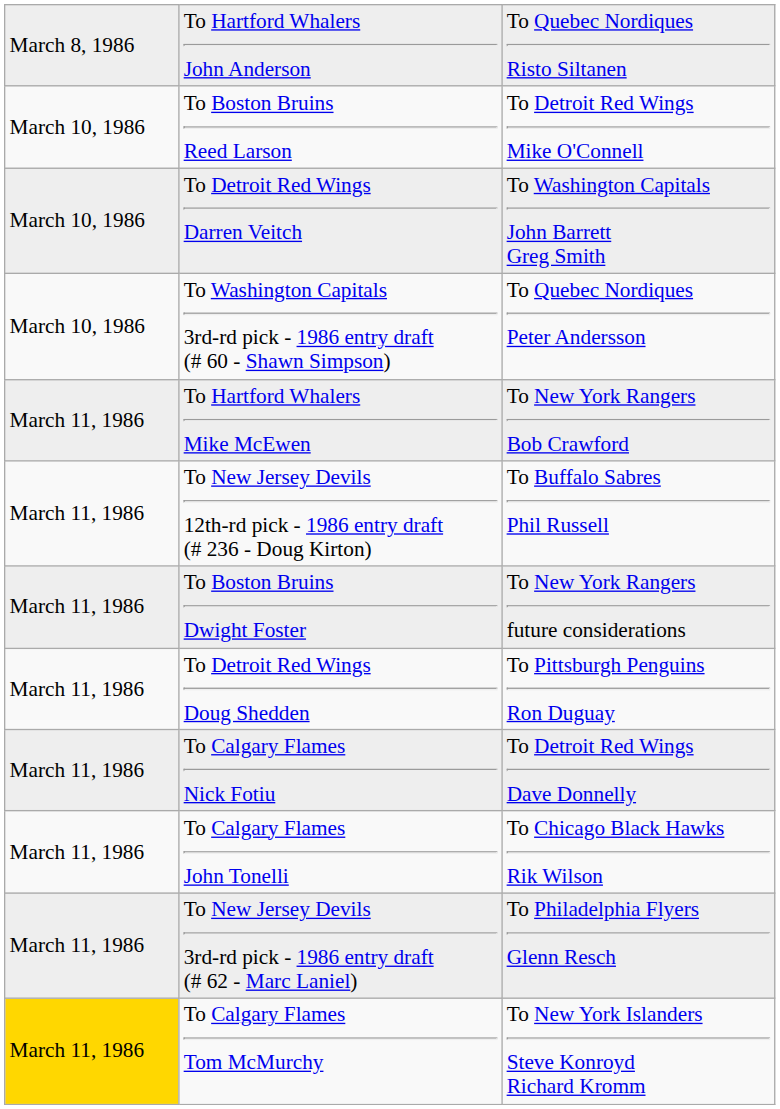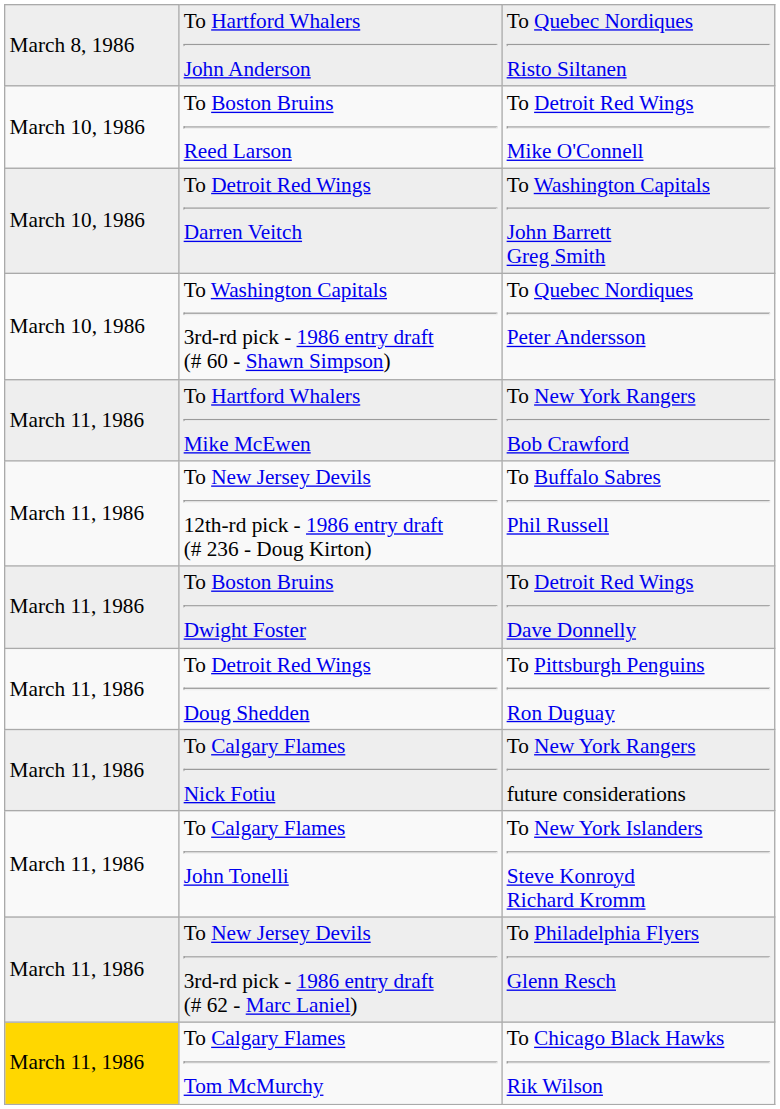(638, 606) To New York Rangers future considerations -> (638, 606) To Detroit Red Wings Dave Donnelly
(638, 770) To Detroit Red Wings Dave Donnelly -> (638, 770) To New York Rangers future considerations
(638, 851) To Chicago Black Hawks Rik Wilson -> (638, 863) To New York Islanders Steve Konroyd Richard Kromm
(638, 1050) To New York Islanders Steve Konroyd Richard Kromm -> (638, 1062) To Chicago Black Hawks Rik Wilson
